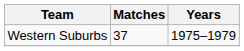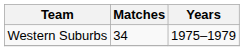(120, 35) 37 -> (120, 35) 34
